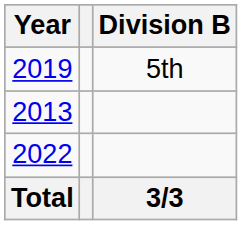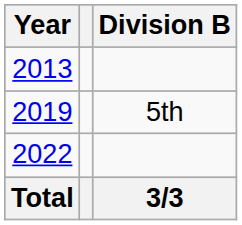rows swapped: (42, 111) <-> (42, 68)
